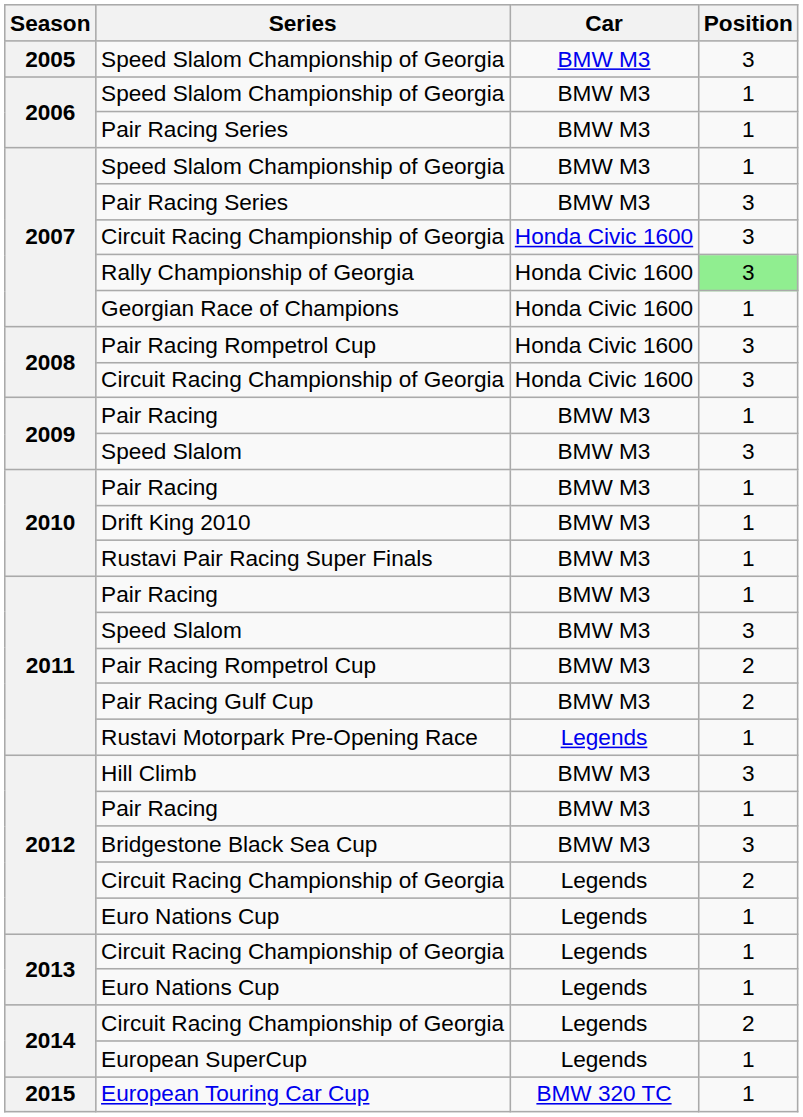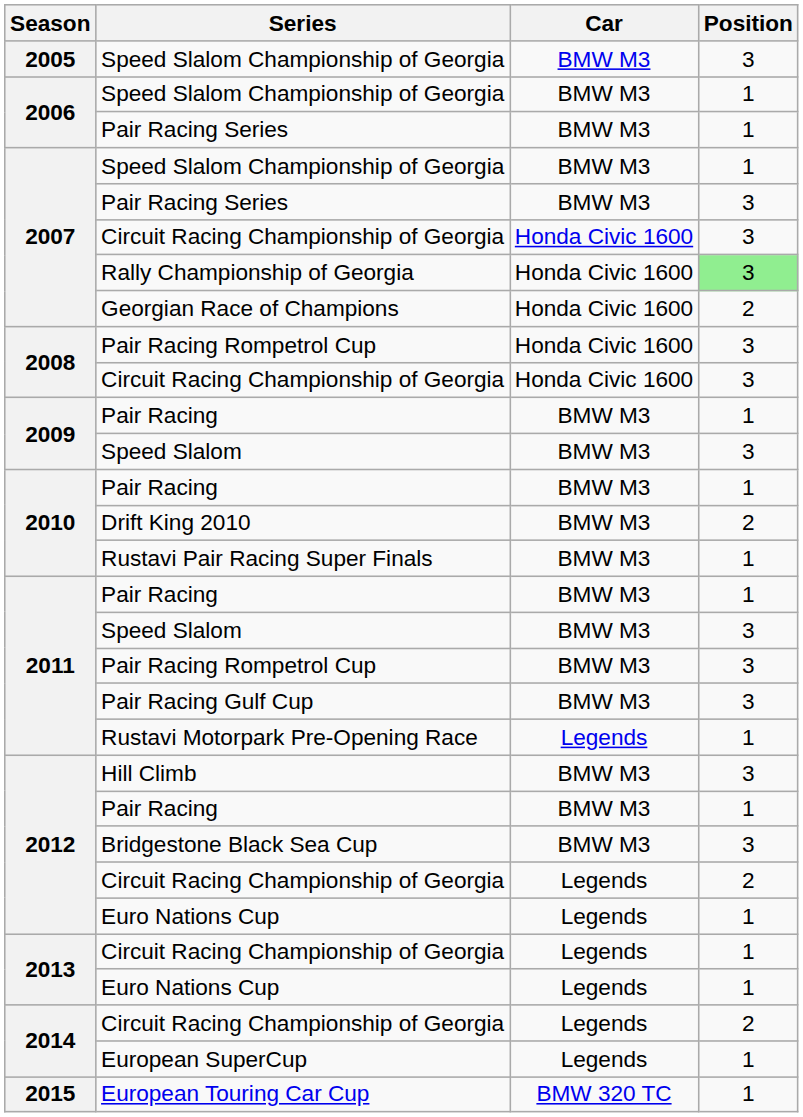(748, 309) 1 -> (748, 309) 2
(748, 523) 1 -> (748, 523) 2
(748, 666) 2 -> (748, 666) 3
(748, 702) 2 -> (748, 702) 3
